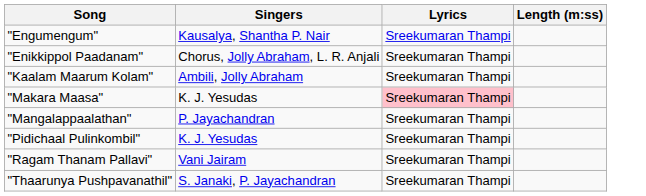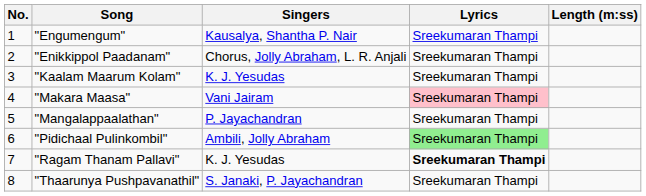+ column: (18, 15)
(241, 77) Ambili, Jolly Abraham -> (245, 77) K. J. Yesudas
(218, 98) K. J. Yesudas -> (239, 98) Vani Jairam
(218, 139) K. J. Yesudas -> (268, 139) Ambili, Jolly Abraham
(448, 139) no background -> (475, 139) lightgreen background
(212, 160) Vani Jairam -> (245, 160) K. J. Yesudas
(448, 160) normal -> (479, 160) bold
